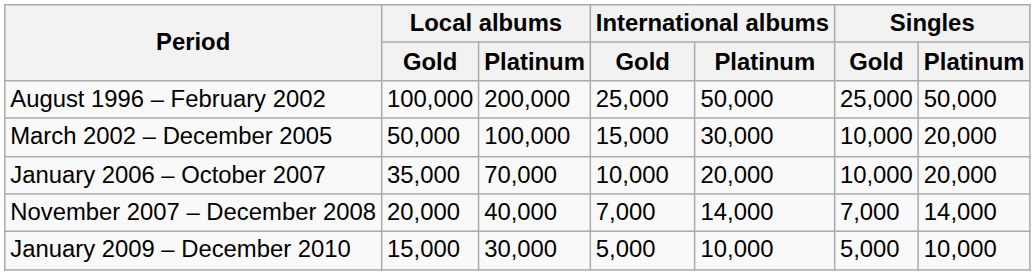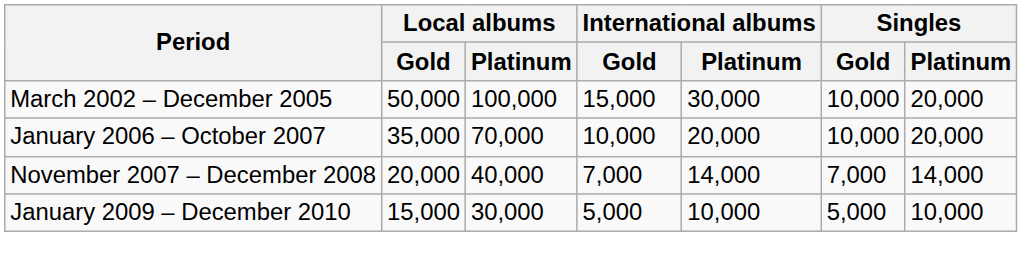- row: (168, 99)
